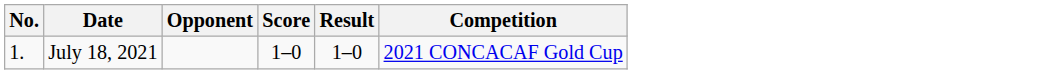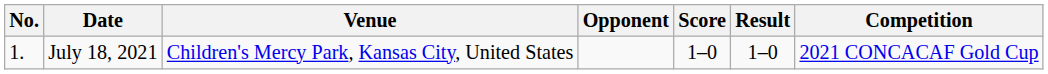+ column: (370, 20)
